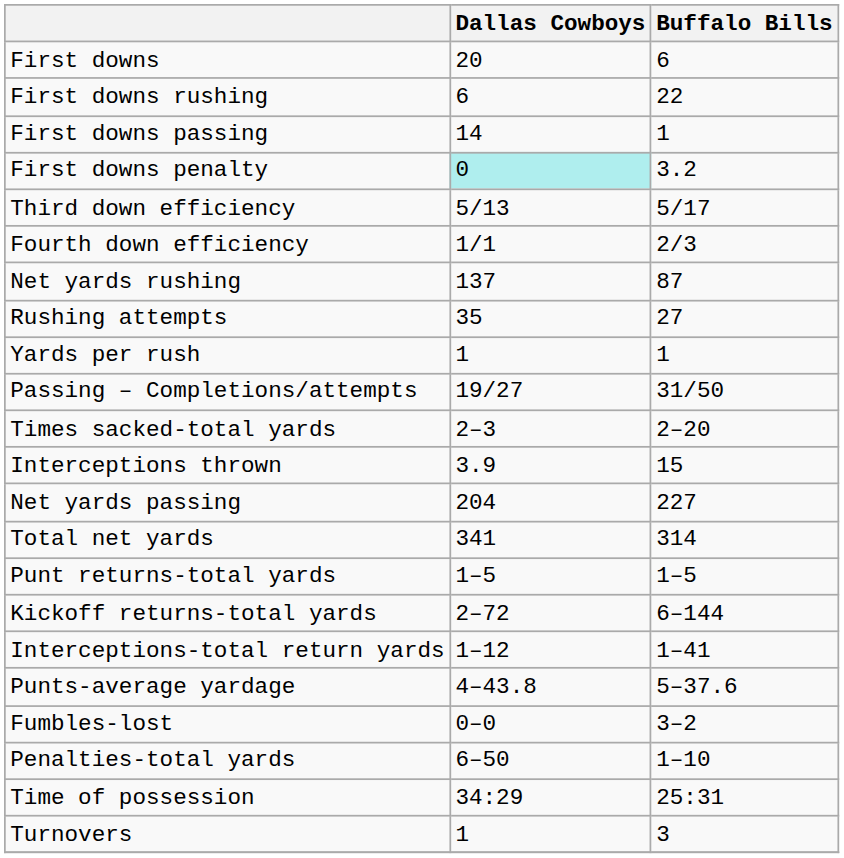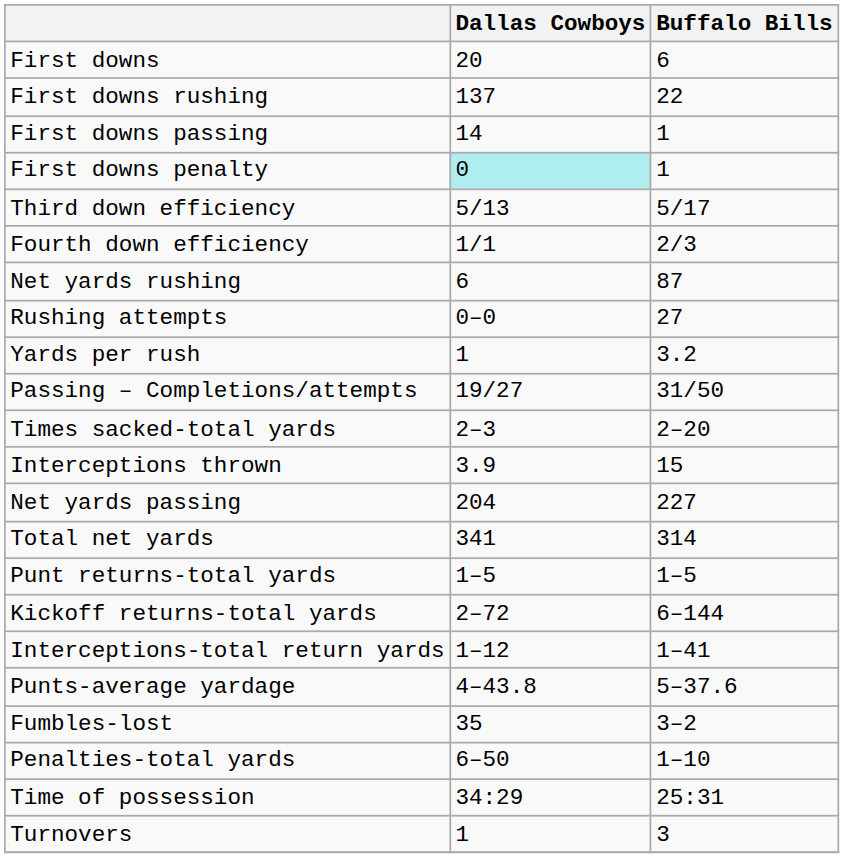(462, 97) 6 -> (476, 97) 137
(677, 171) 3.2 -> (663, 171) 1
(476, 281) 137 -> (462, 281) 6
(469, 318) 35 -> (476, 318) 0–0
(663, 355) 1 -> (677, 355) 3.2
(476, 724) 0–0 -> (469, 724) 35
